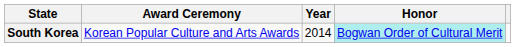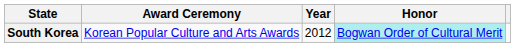(318, 33) 2014 -> (318, 33) 2012
